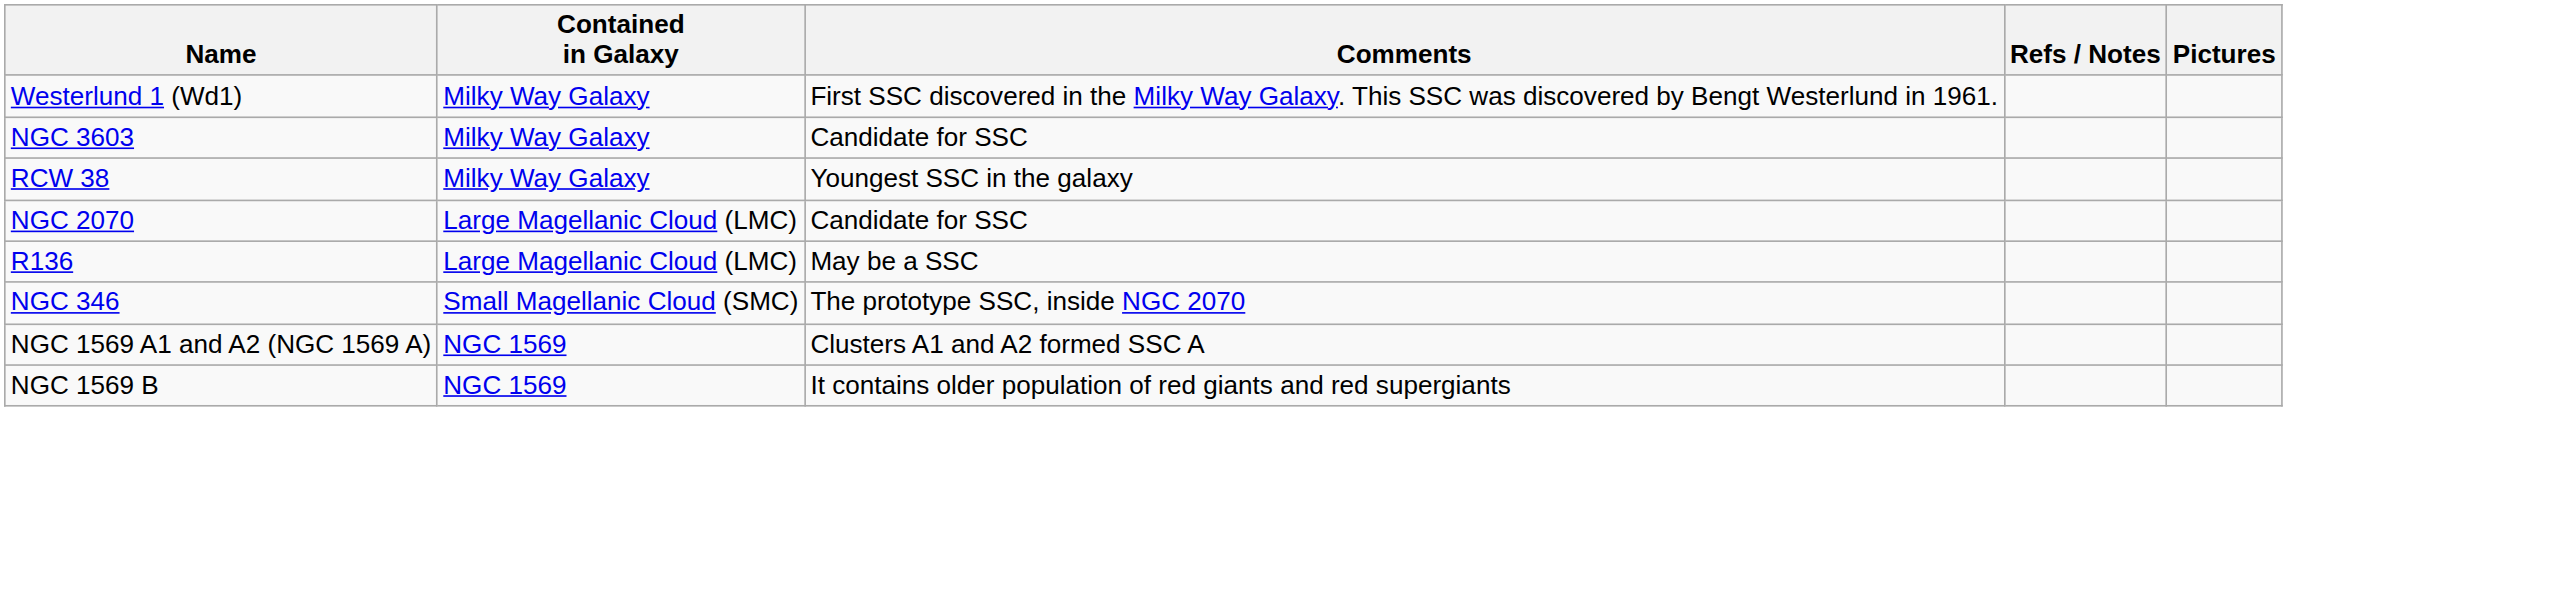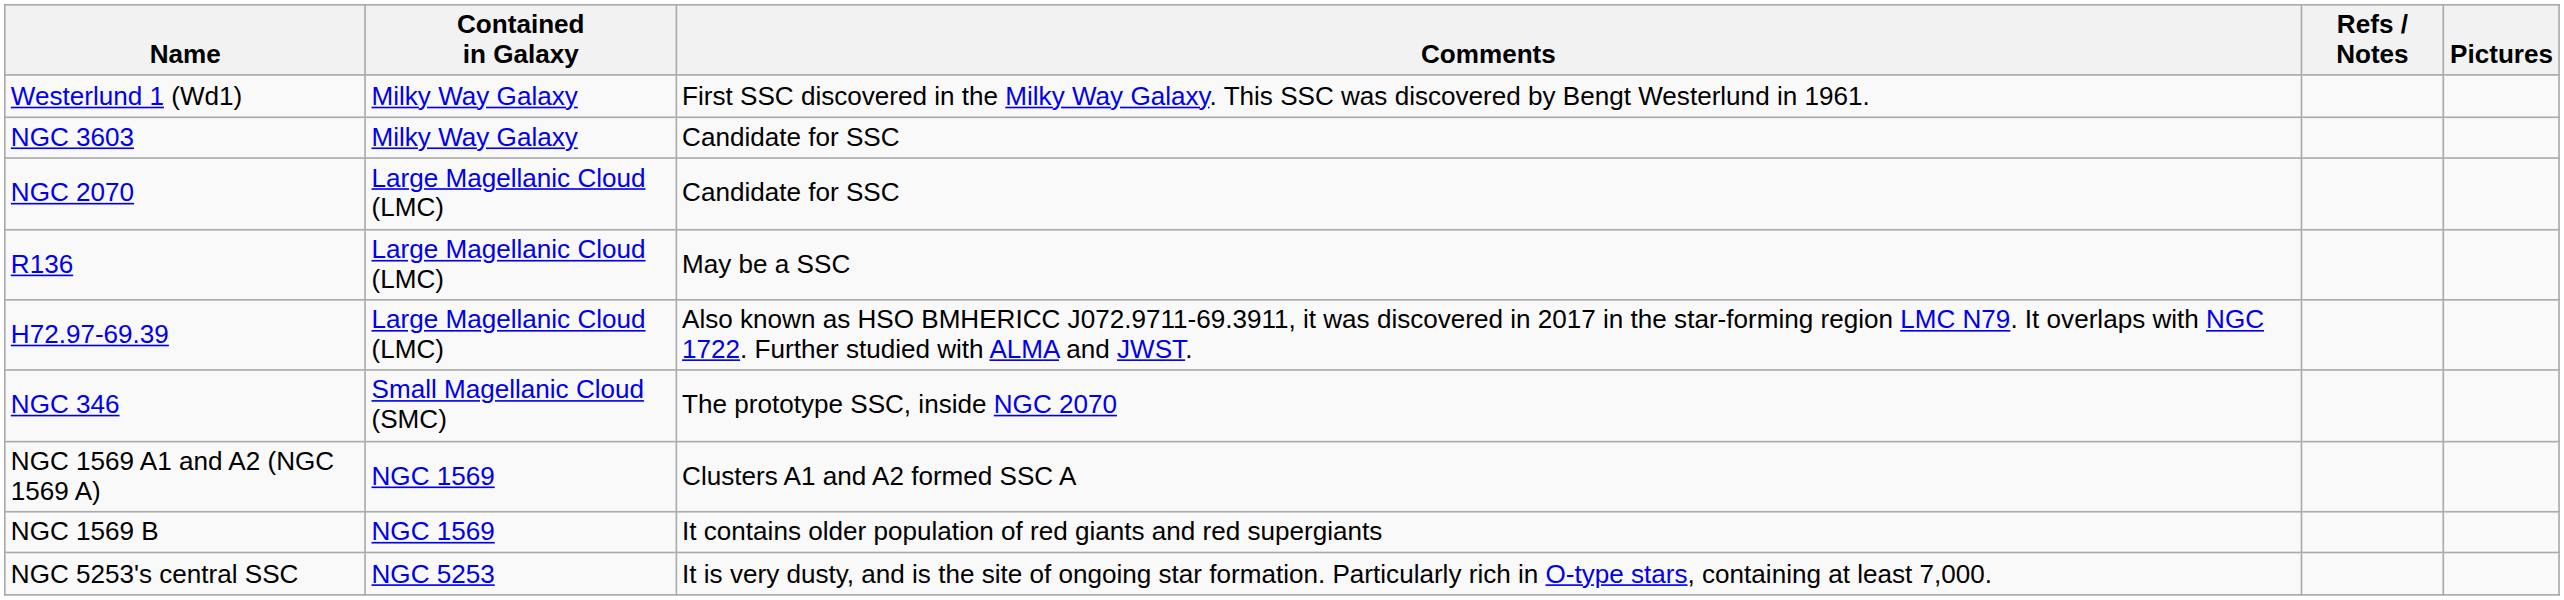- row: (60, 178)
+ row: (90, 334)
+ row: (155, 573)
